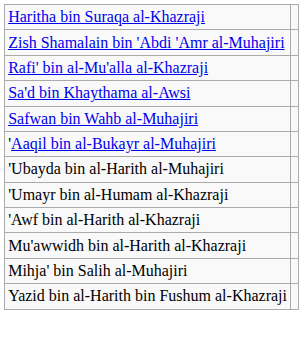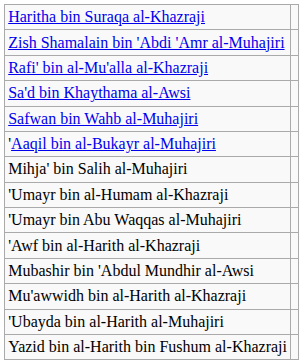rows swapped: (116, 169) <-> (98, 270)
+ row: (125, 220)
+ row: (131, 270)
